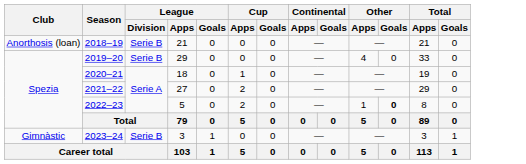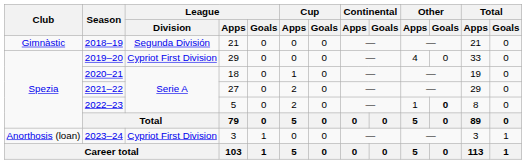(43, 43) Anorthosis (loan) -> (43, 43) Gimnàstic
(146, 43) Serie B -> (172, 43) Segunda División
(146, 58) Serie B -> (172, 58) Cypriot First Division
(43, 136) Gimnàstic -> (43, 136) Anorthosis (loan)
(146, 136) Serie B -> (172, 136) Cypriot First Division
